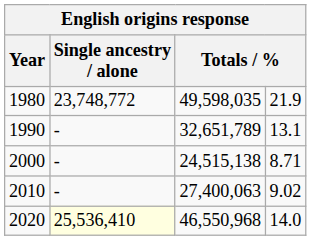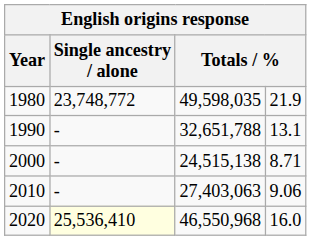(220, 131) 32,651,789 -> (220, 131) 32,651,788
(220, 190) 27,400,063 -> (220, 190) 27,403,063
(285, 190) 9.02 -> (285, 190) 9.06
(285, 220) 14.0 -> (285, 220) 16.0
